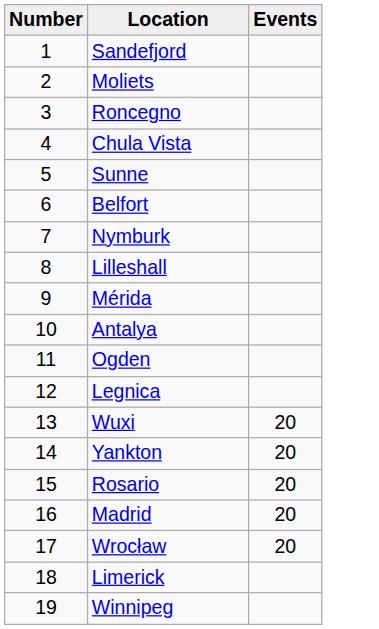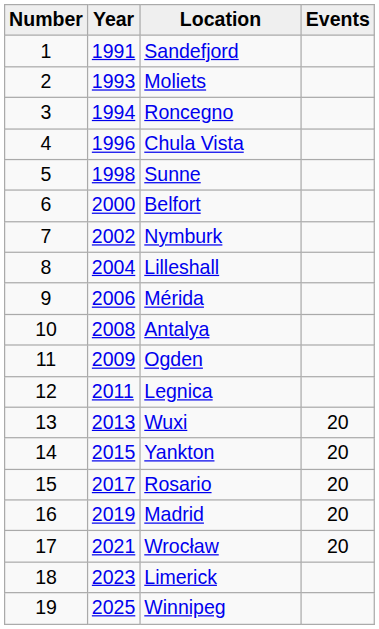+ column: (114, 19)
